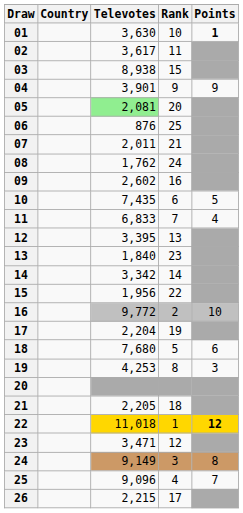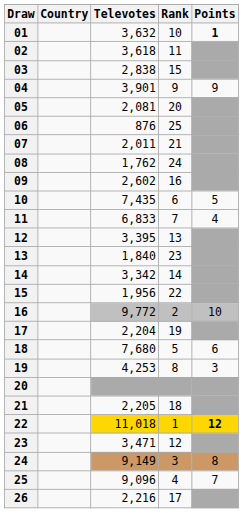(139, 32) 3,630 -> (139, 32) 3,632
(139, 51) 3,617 -> (139, 51) 3,618
(139, 70) 8,938 -> (139, 70) 2,838
(139, 107) lightgreen background -> (139, 107) no background
(139, 499) 2,215 -> (139, 499) 2,216
